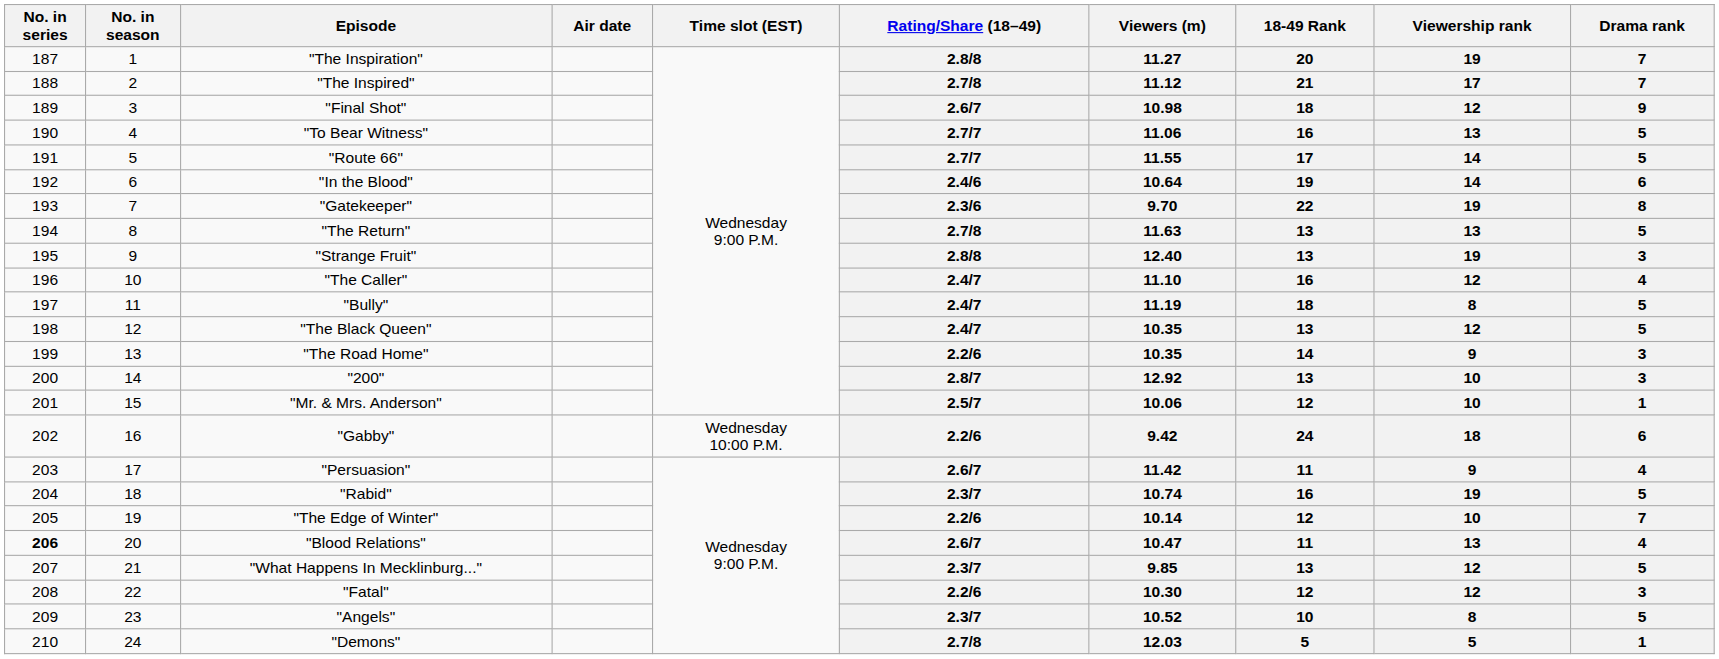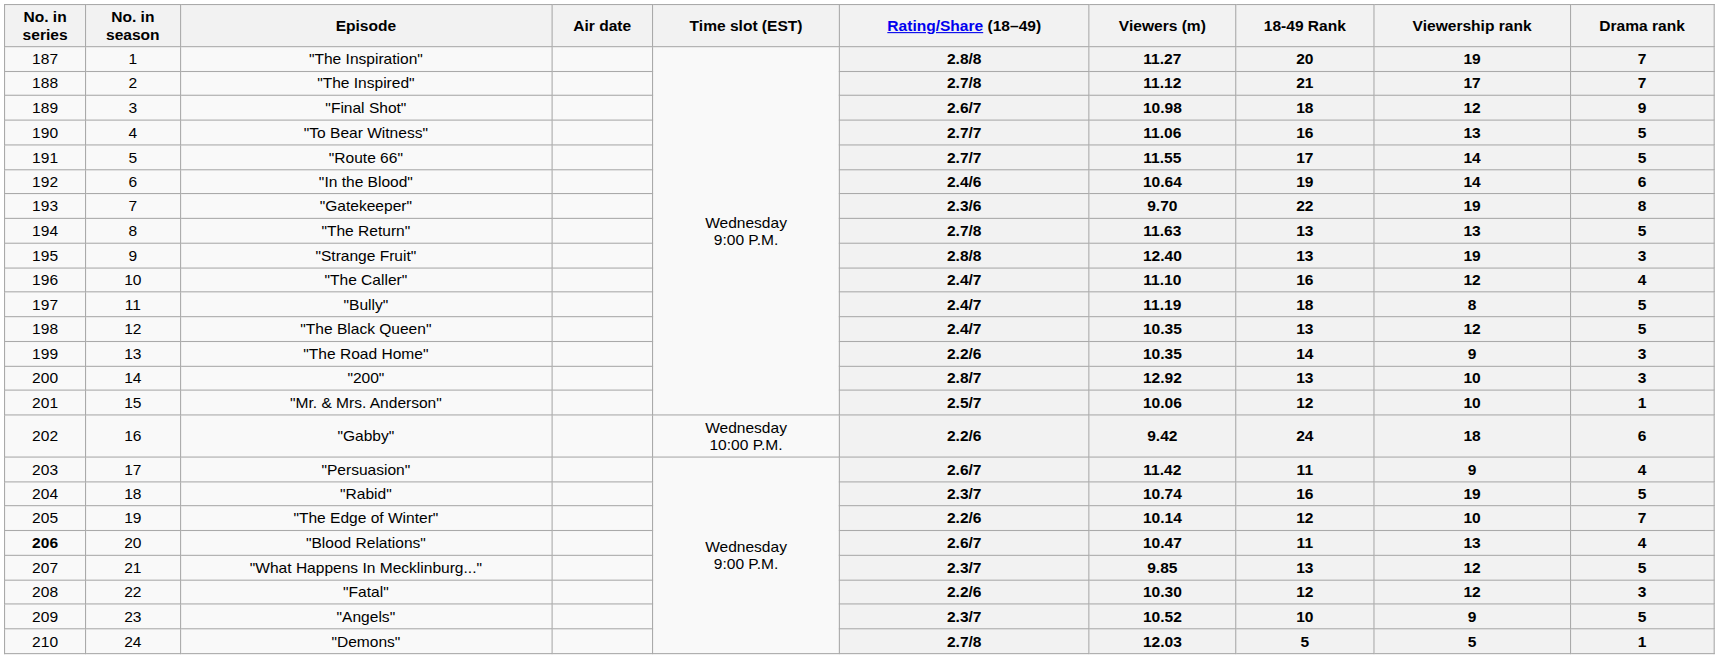(1472, 617) 8 -> (1472, 617) 9
